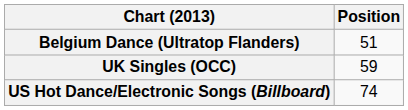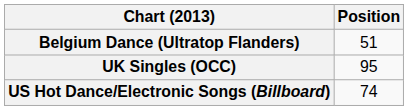(369, 67) 59 -> (369, 67) 95
